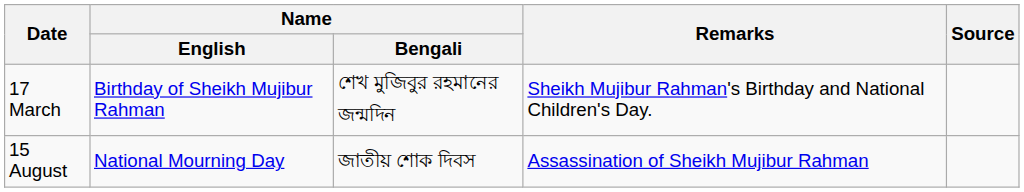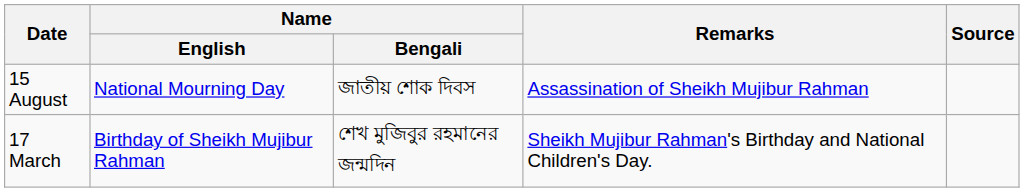rows swapped: (35, 99) <-> (38, 161)
